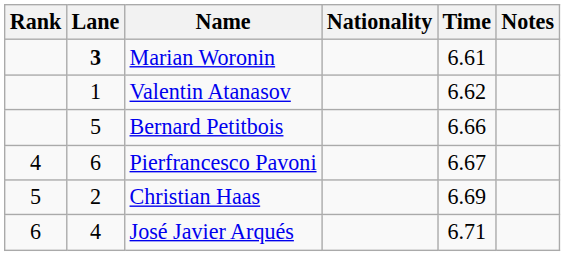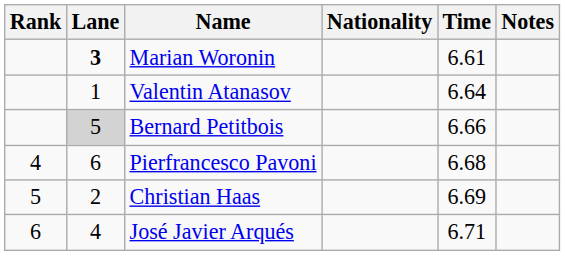(467, 92) 6.62 -> (467, 92) 6.64
(95, 127) no background -> (95, 127) lightgrey background
(467, 162) 6.67 -> (467, 162) 6.68
